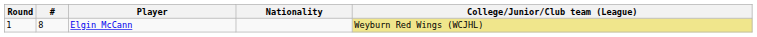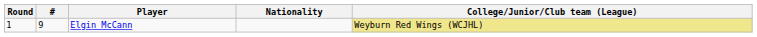(41, 25) 8 -> (41, 25) 9
